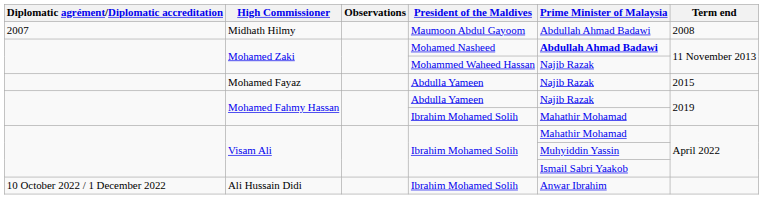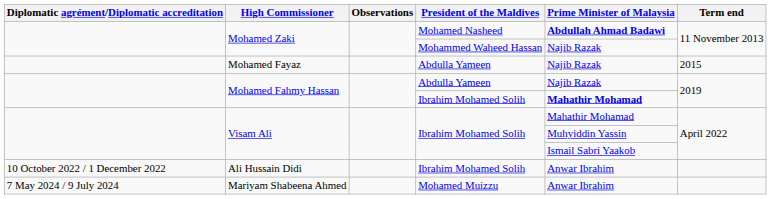- row: (262, 30)
(583, 116) normal -> (595, 99) bold
+ row: (287, 185)
